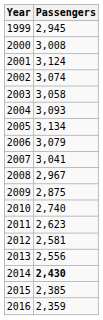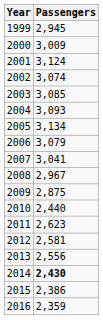(51, 45) 3,008 -> (51, 45) 3,009
(51, 94) 3,058 -> (51, 94) 3,085
(51, 208) 2,740 -> (51, 208) 2,440
(51, 290) 2,385 -> (51, 290) 2,386
